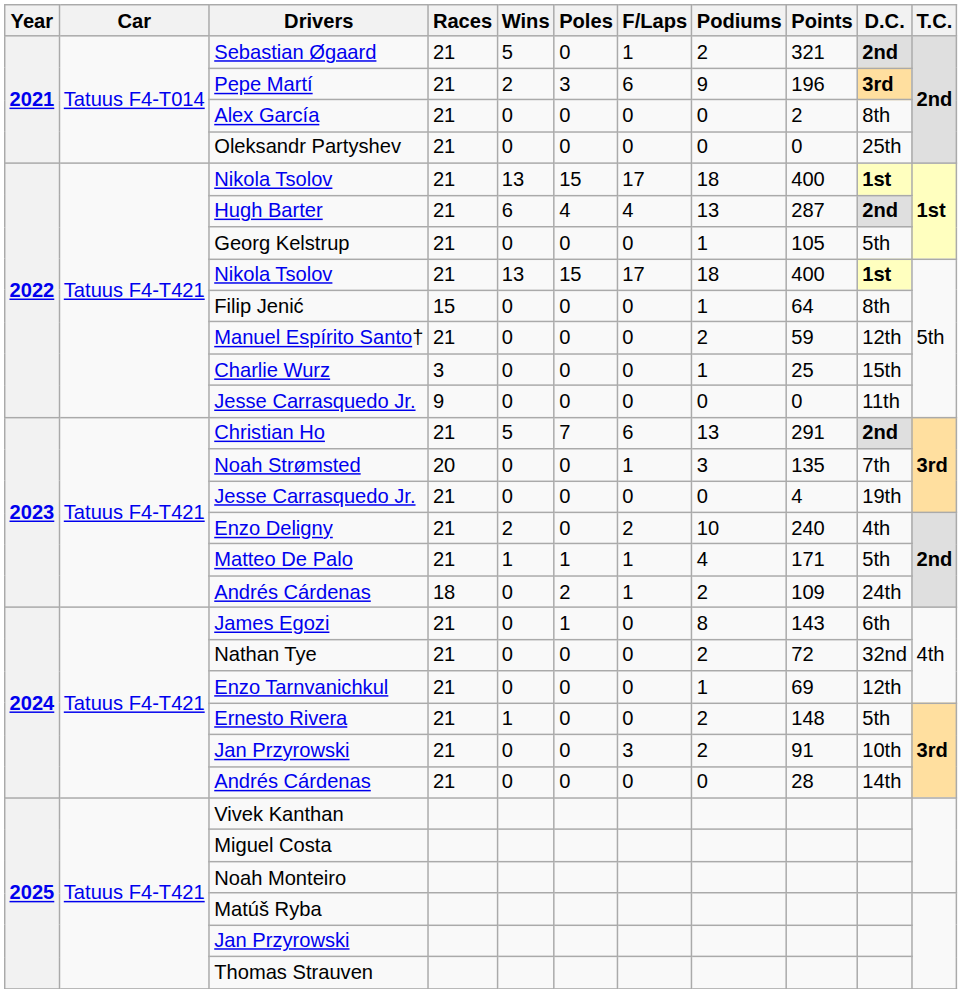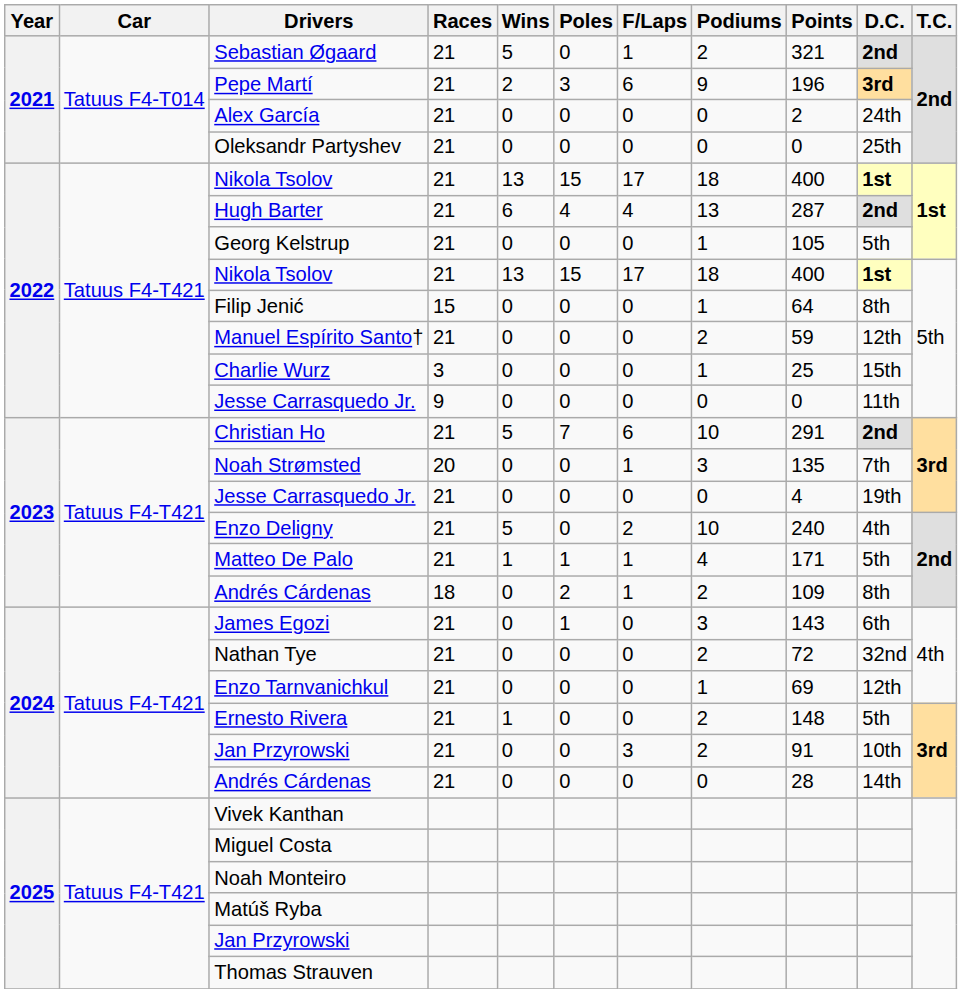(876, 115) 8th -> (882, 115) 24th
(708, 433) 13 -> (708, 433) 10
(507, 528) 2 -> (507, 528) 5
(882, 591) 24th -> (876, 591) 8th
(702, 623) 8 -> (702, 623) 3
